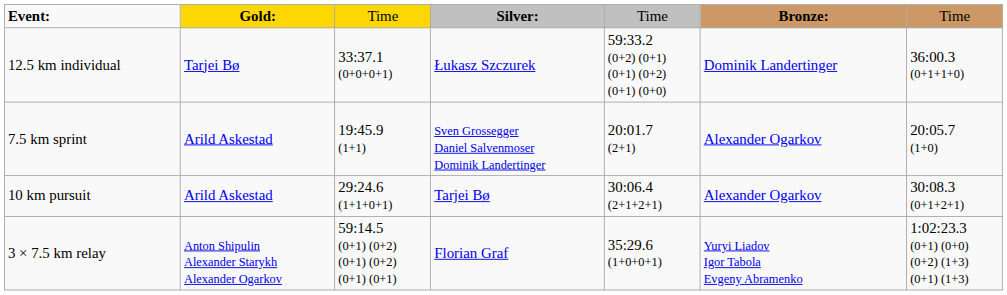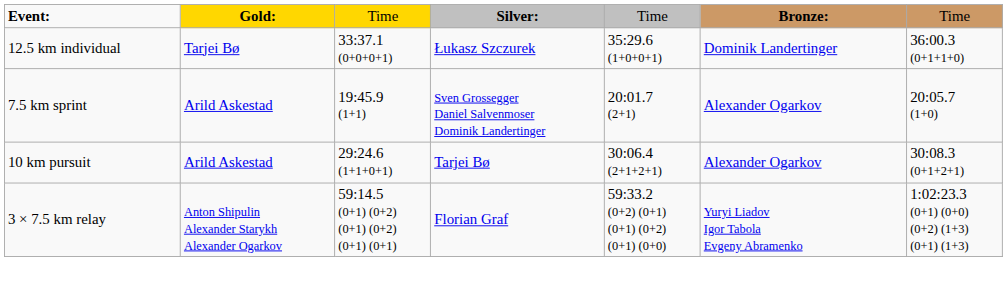(637, 65) 59:33.2 (0+2) (0+1) (0+1) (0+2) (0+1) (0+0) -> (635, 48) 35:29.6 (1+0+0+1)
(635, 252) 35:29.6 (1+0+0+1) -> (637, 219) 59:33.2 (0+2) (0+1) (0+1) (0+2) (0+1) (0+0)
